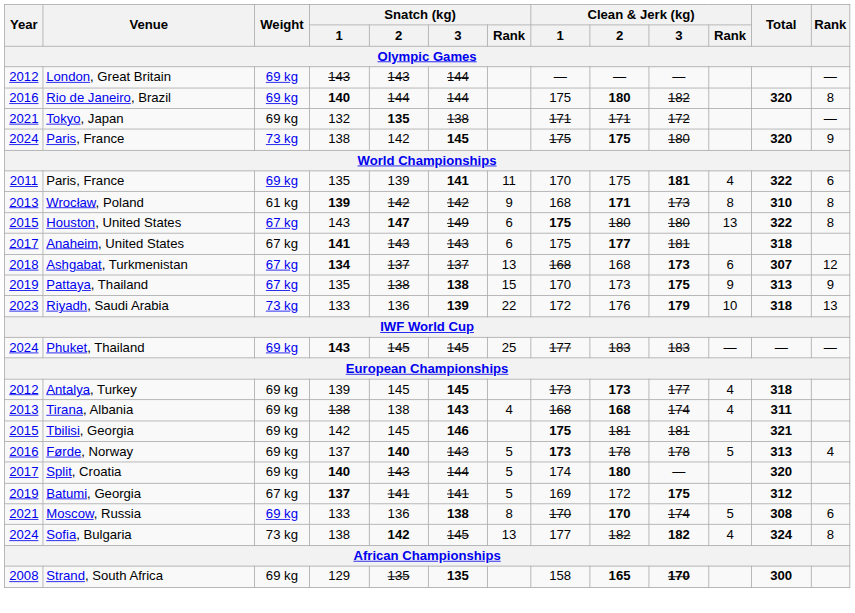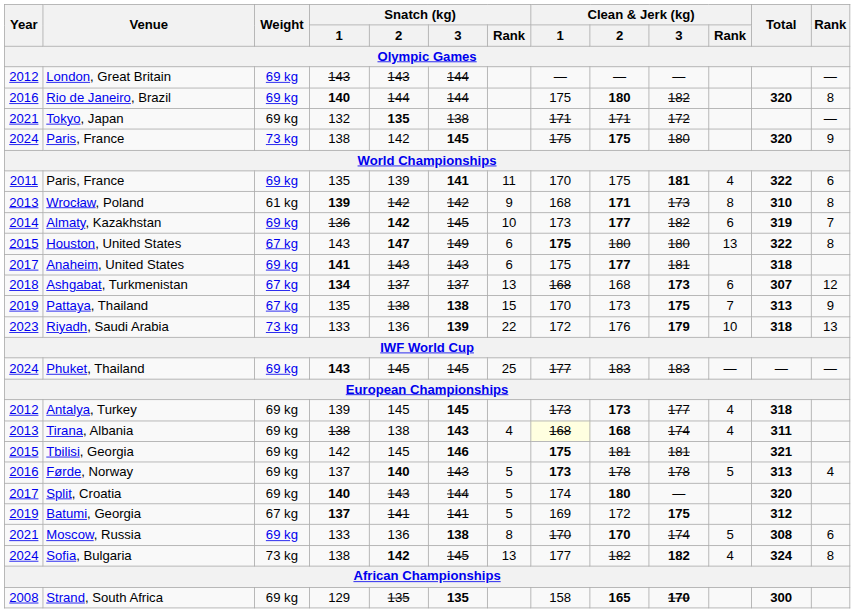+ row: (24, 222)
(282, 243) 67 kg -> (282, 264) 69 kg
(730, 285) 9 -> (730, 306) 7
(560, 410) no background -> (560, 431) lightyellow background
